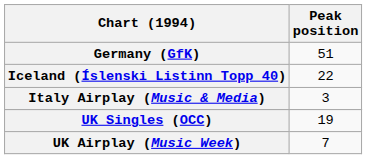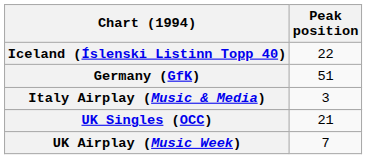rows swapped: (147, 54) <-> (147, 76)
(326, 120) 19 -> (326, 120) 21
